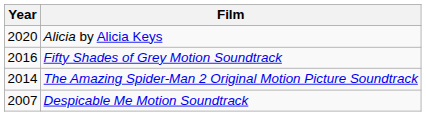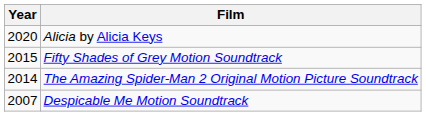(22, 57) 2016 -> (22, 57) 2015
